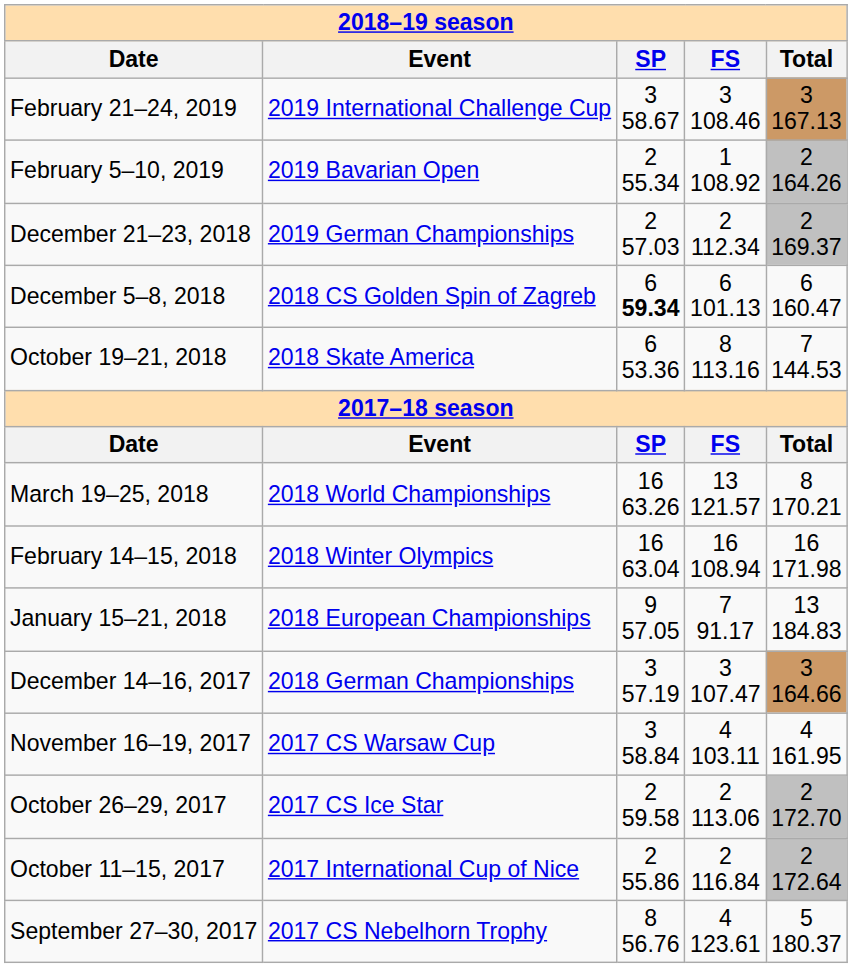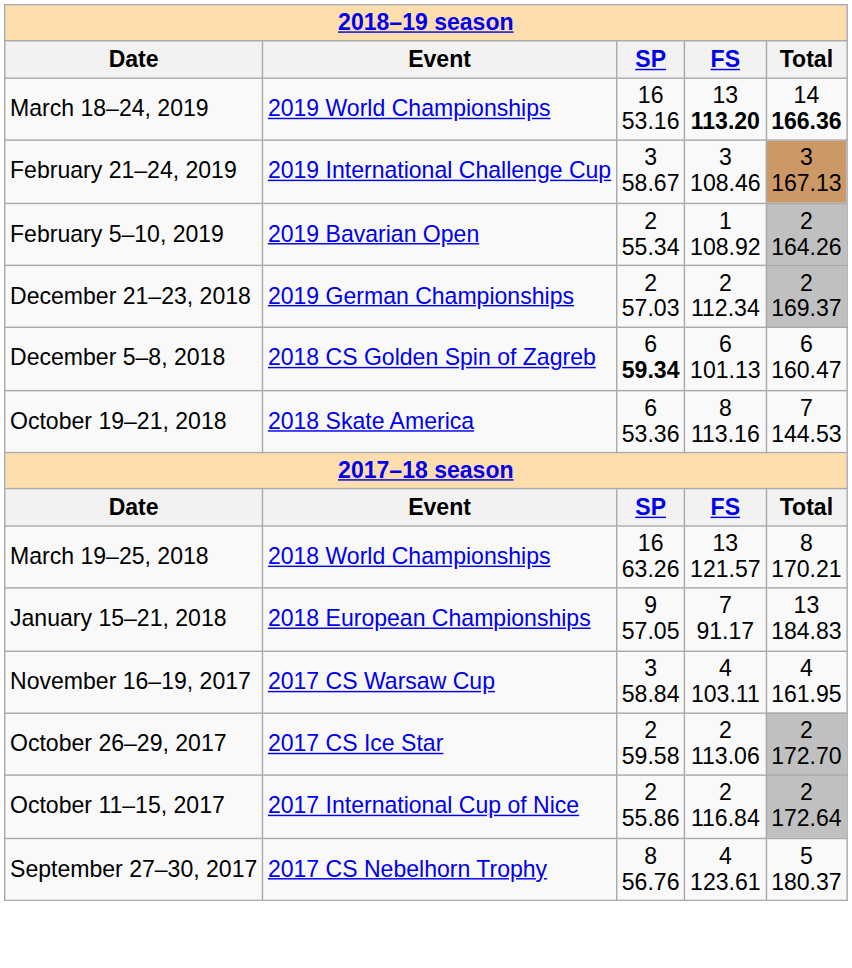+ row: (109, 108)
- row: (123, 556)
- row: (130, 681)
